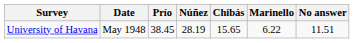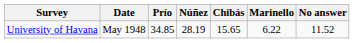(162, 29) 38.45 -> (162, 29) 34.85
(323, 29) 11.51 -> (323, 29) 11.52
